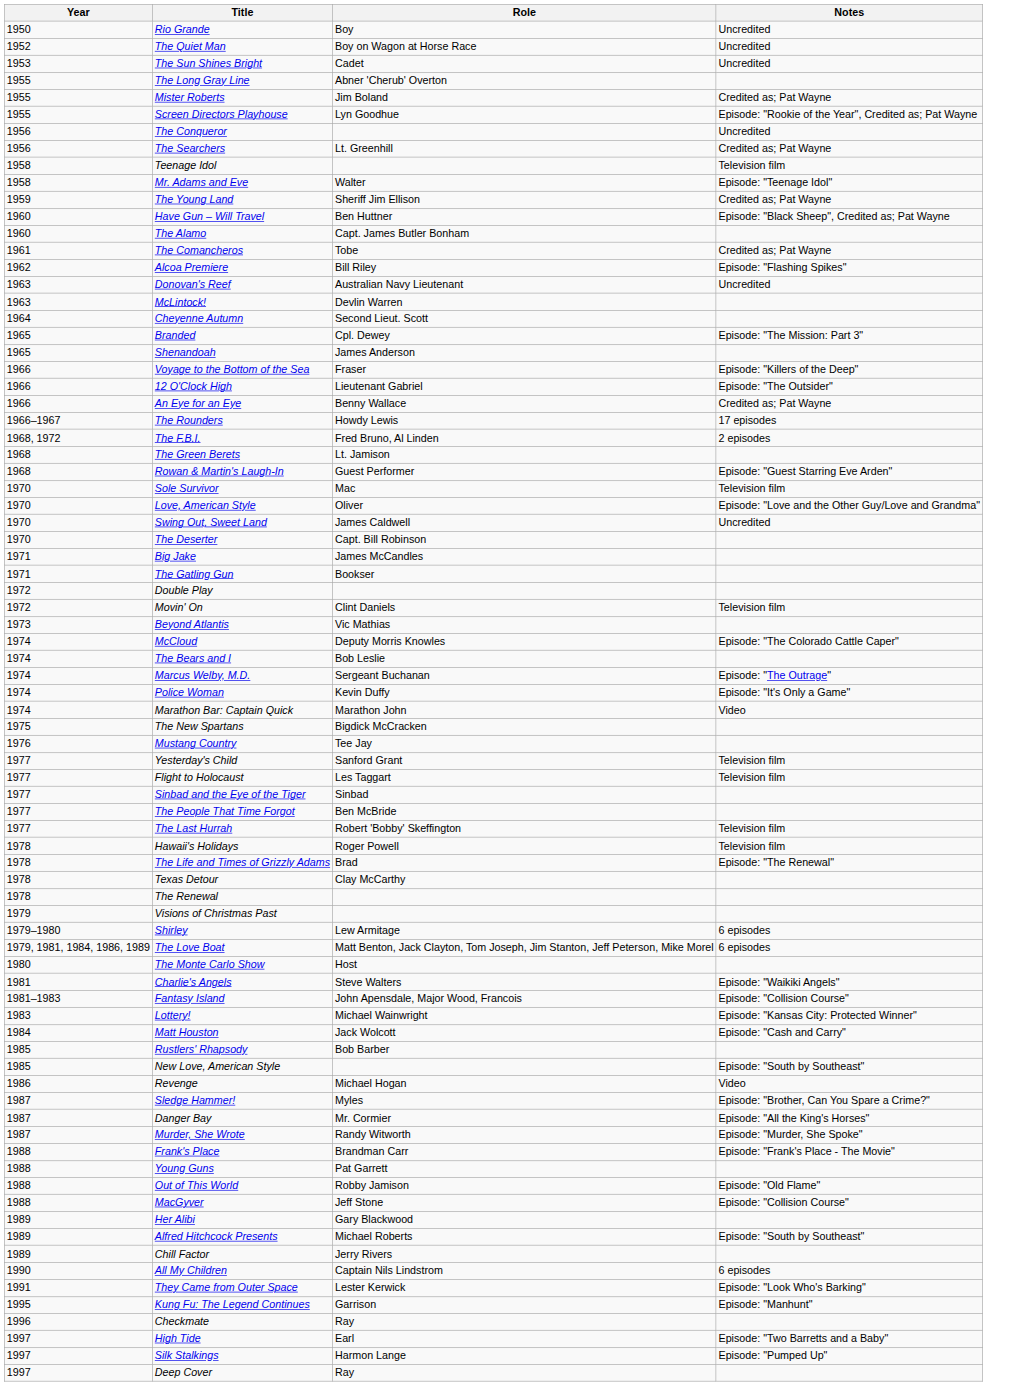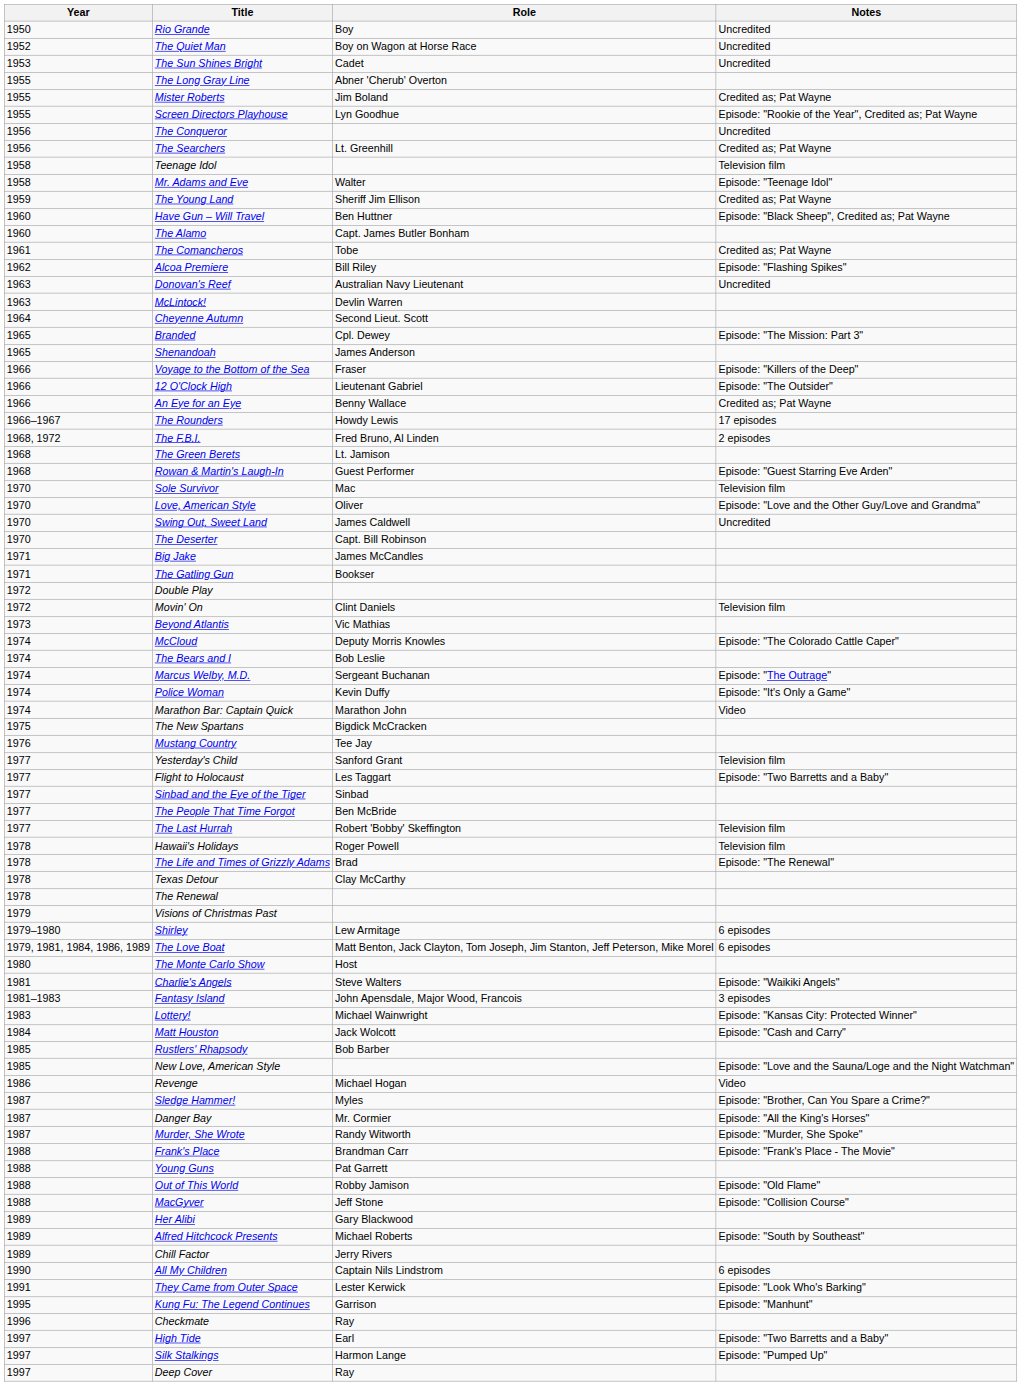(752, 778) Television film -> (803, 778) Episode: "Two Barretts and a Baby"
(784, 999) Episode: "Collision Course" -> (744, 999) 3 episodes
(791, 1067) Episode: "South by Southeast" -> (866, 1067) Episode: "Love and the Sauna/Loge and the Night Watchman"
